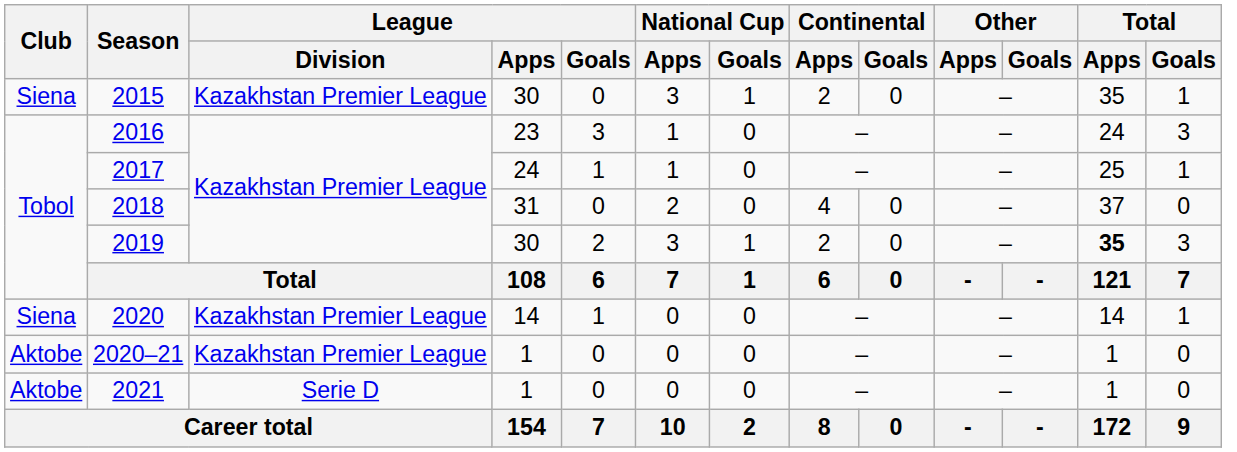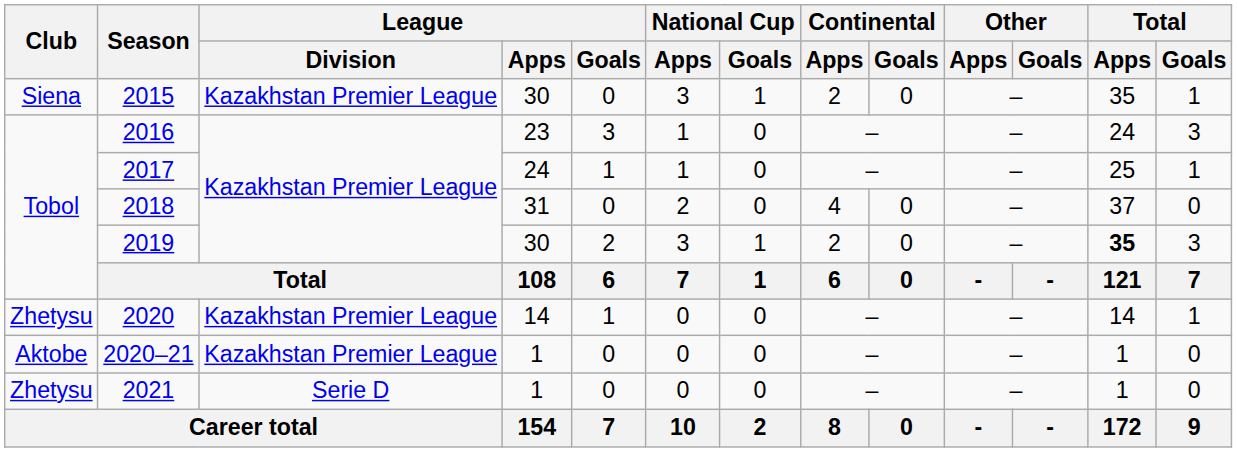(46, 317) Siena -> (51, 317) Zhetysu
(46, 390) Aktobe -> (51, 390) Zhetysu
